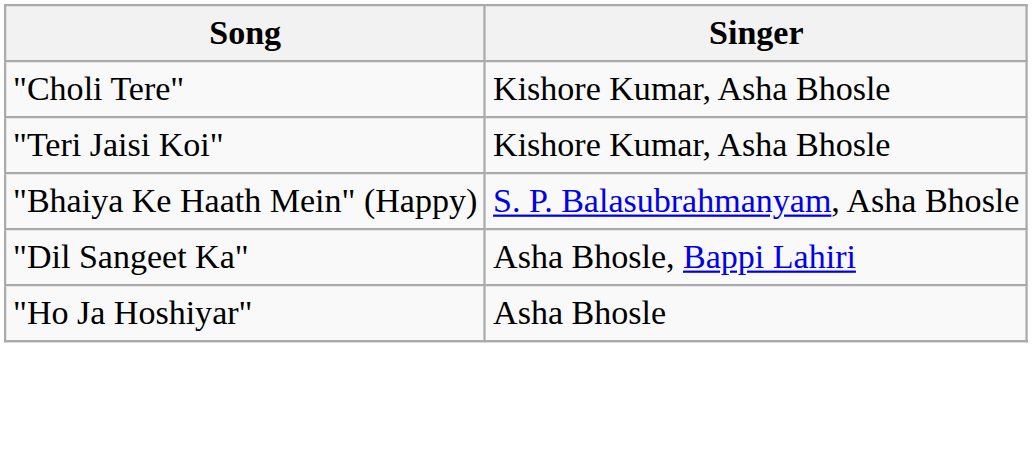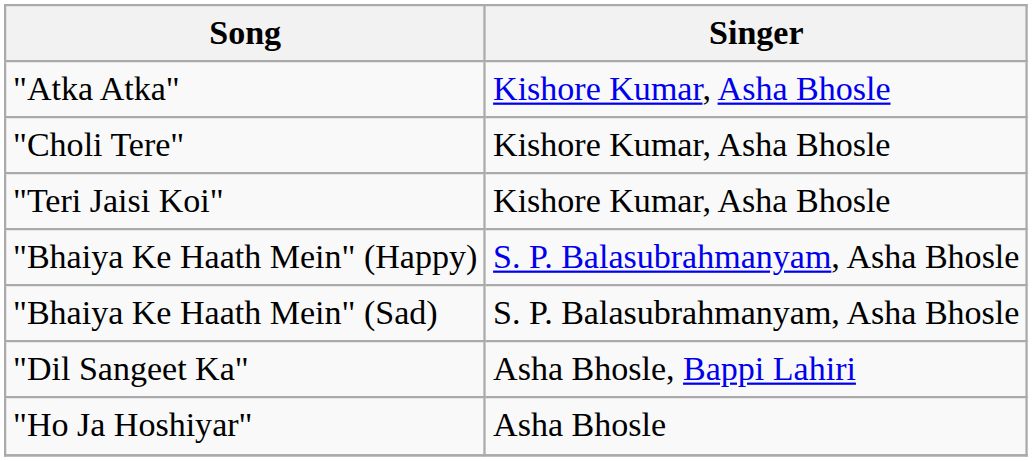+ row: (96, 88)
+ row: (225, 313)
